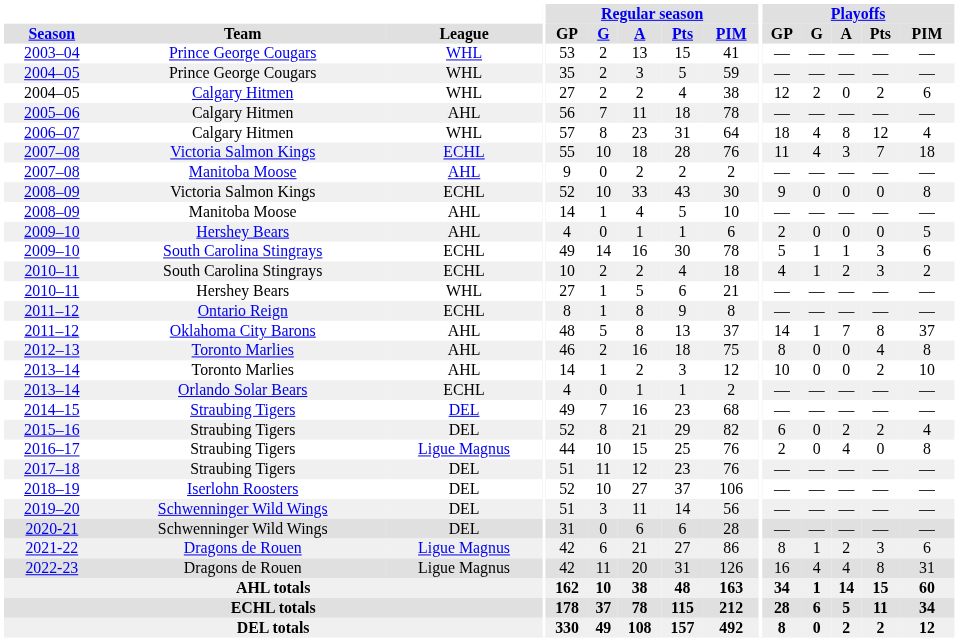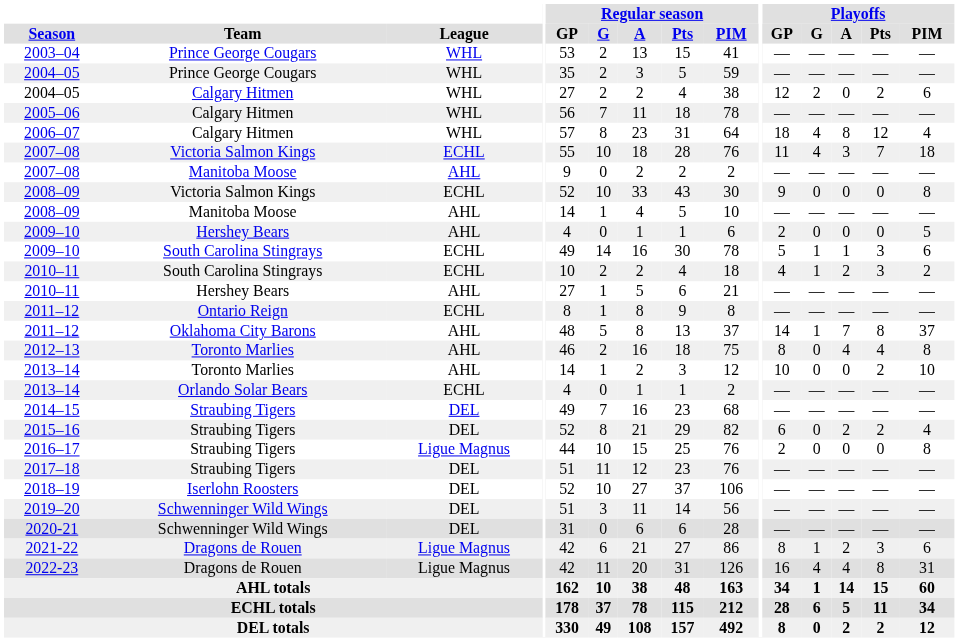(464, 112) AHL -> (464, 112) WHL
(464, 291) WHL -> (464, 291) AHL
(846, 350) 0 -> (846, 350) 4
(846, 449) 4 -> (846, 449) 0
